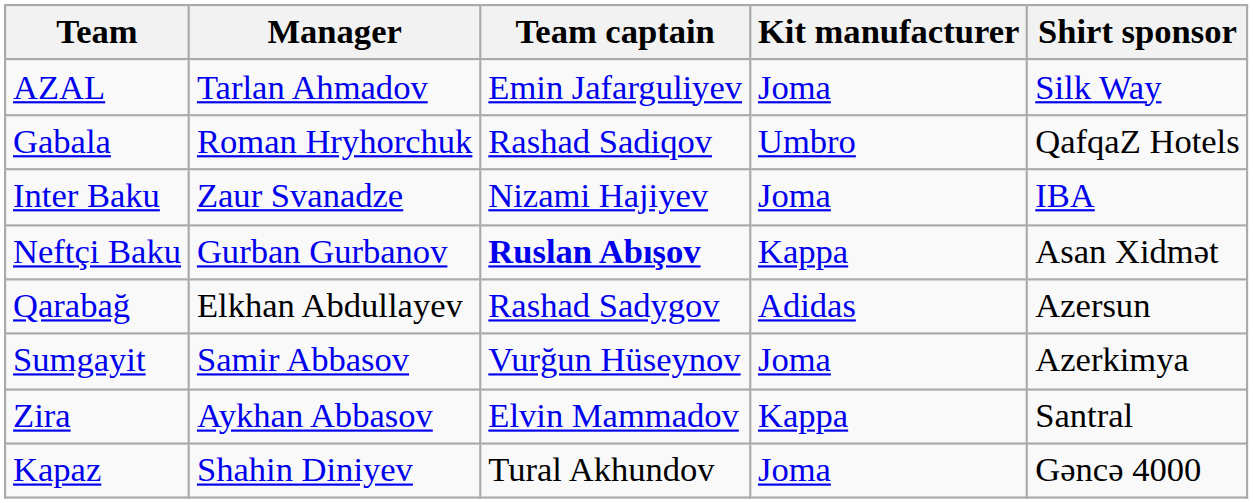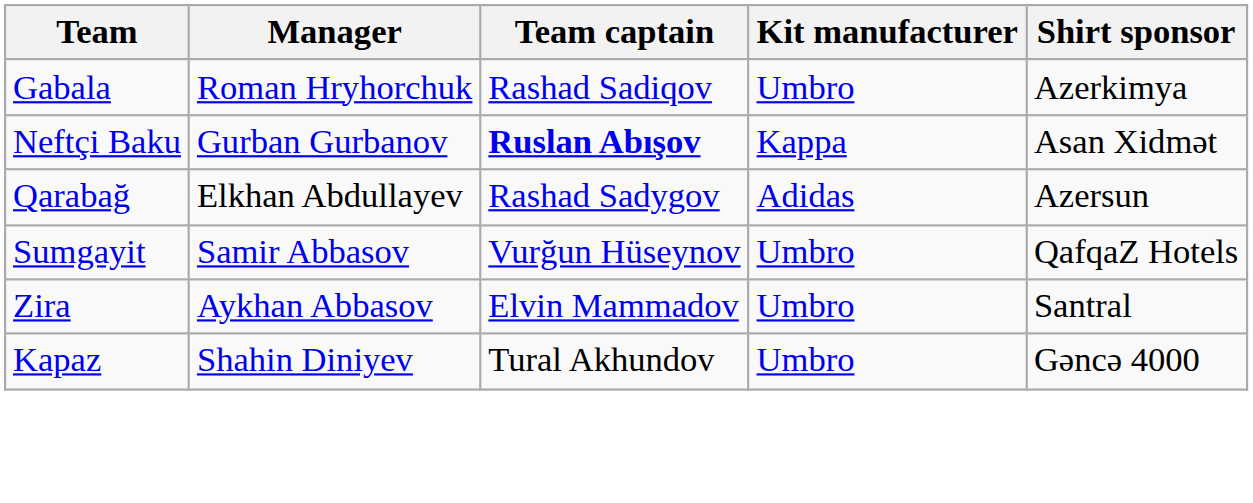- row: (59, 86)
(1137, 141) QafqaZ Hotels -> (1111, 86) Azerkimya
- row: (86, 196)
(794, 360) Joma -> (806, 251) Umbro
(1112, 360) Azerkimya -> (1136, 251) QafqaZ Hotels
(803, 415) Kappa -> (806, 305) Umbro
(794, 470) Joma -> (806, 360) Umbro
